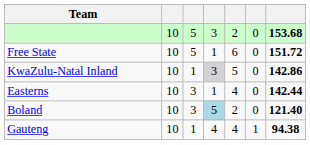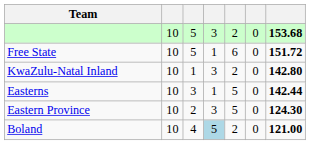(214, 71) lightgrey background -> (214, 71) no background
(235, 71) 5 -> (235, 71) 2
(286, 71) 142.86 -> (286, 71) 142.80
(235, 91) 4 -> (235, 91) 5
+ row: (49, 110)
(193, 110) 3 -> (193, 129) 4
(286, 110) 121.40 -> (286, 129) 121.00
- row: (28, 129)
